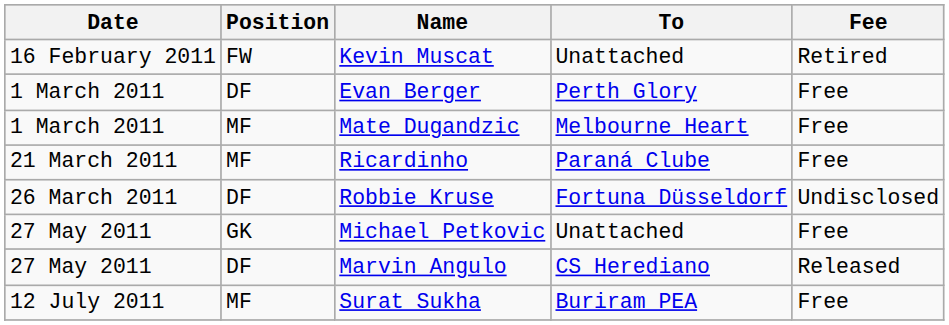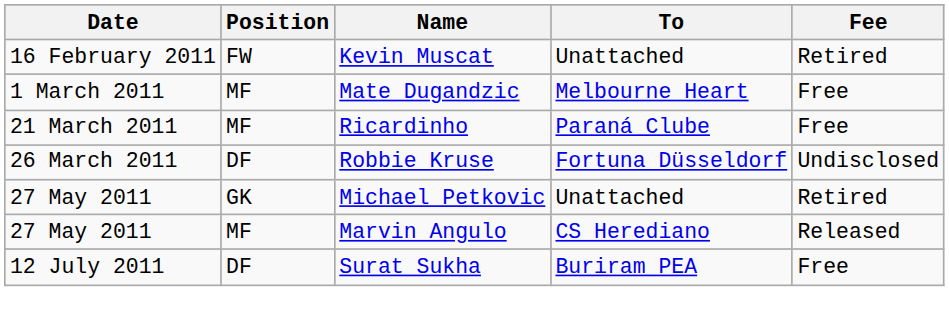- row: (410, 92)
(823, 232) Free -> (842, 197) Retired
(239, 267) DF -> (239, 232) MF
(239, 302) MF -> (239, 267) DF
